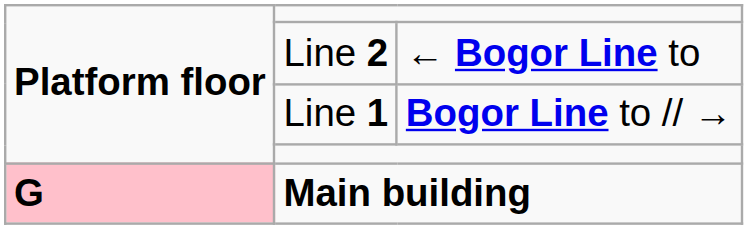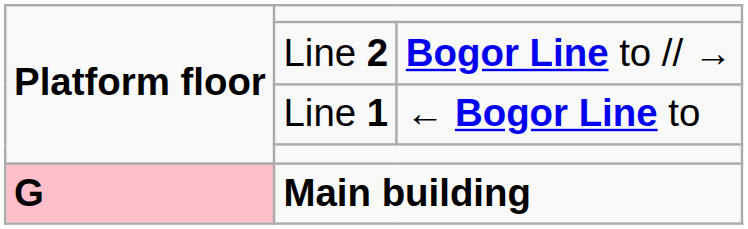(553, 52) ← Bogor Line to -> (569, 52) Bogor Line to // →
(569, 113) Bogor Line to // → -> (553, 113) ← Bogor Line to
